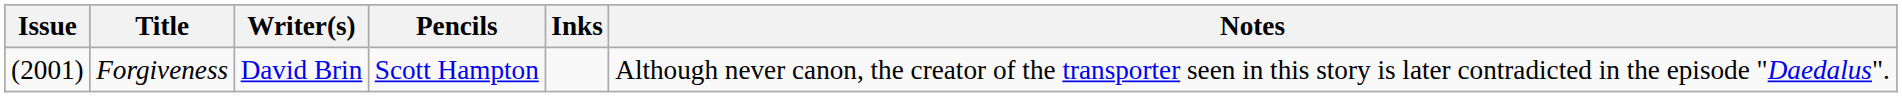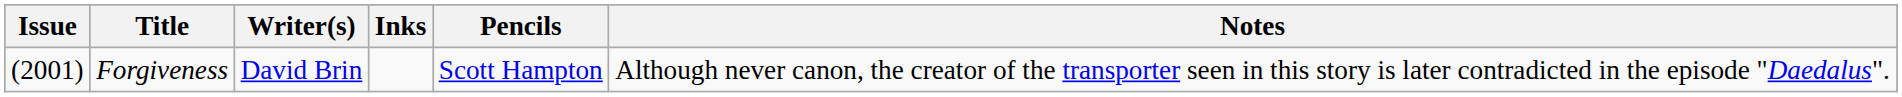columns swapped: (457, 26) <-> (577, 26)
